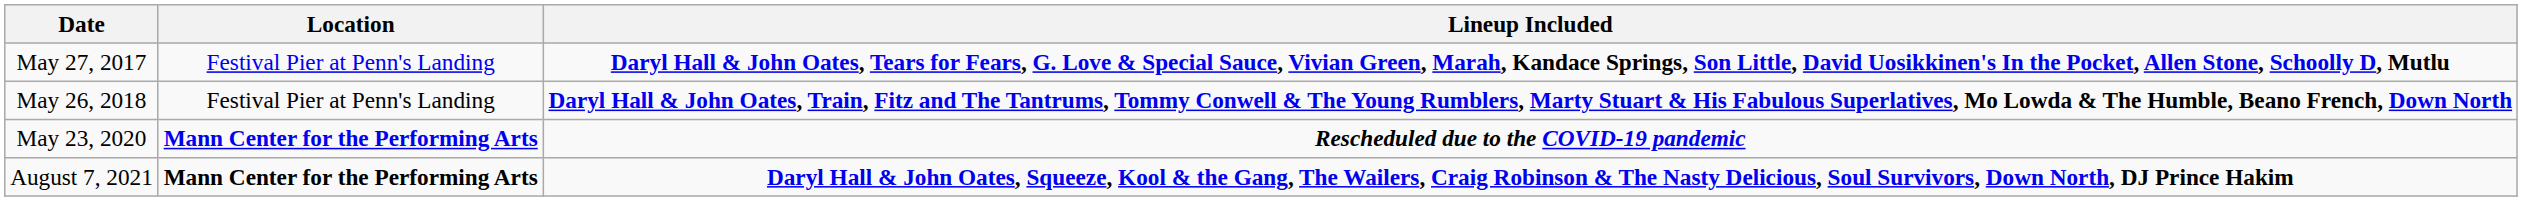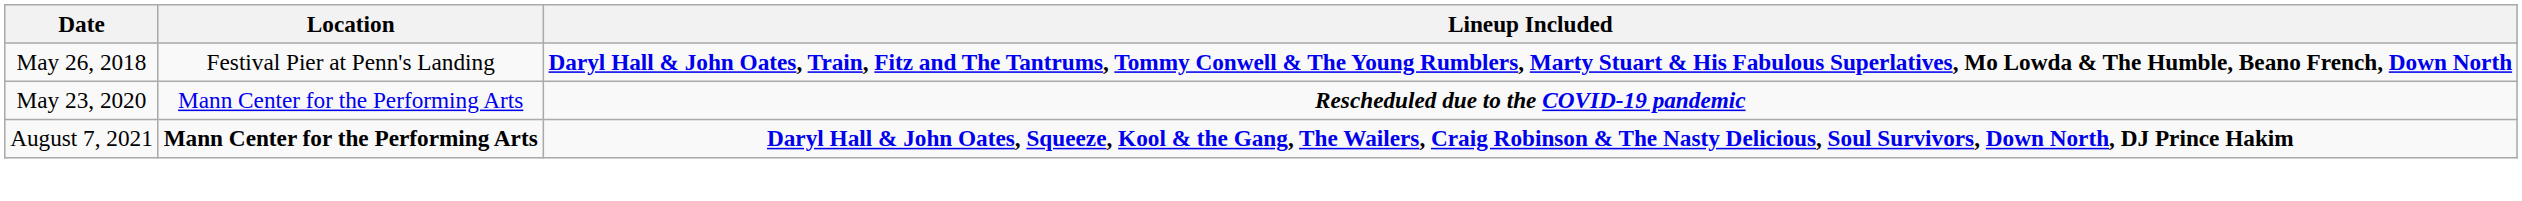- row: (81, 62)
(351, 138) bold -> (351, 100) normal
